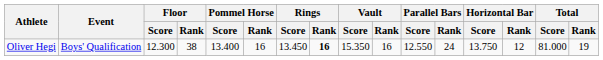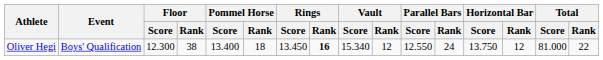(260, 47) 16 -> (260, 47) 18
(355, 47) 15.350 -> (355, 47) 15.340
(387, 47) 16 -> (387, 47) 12
(584, 47) 19 -> (584, 47) 22
